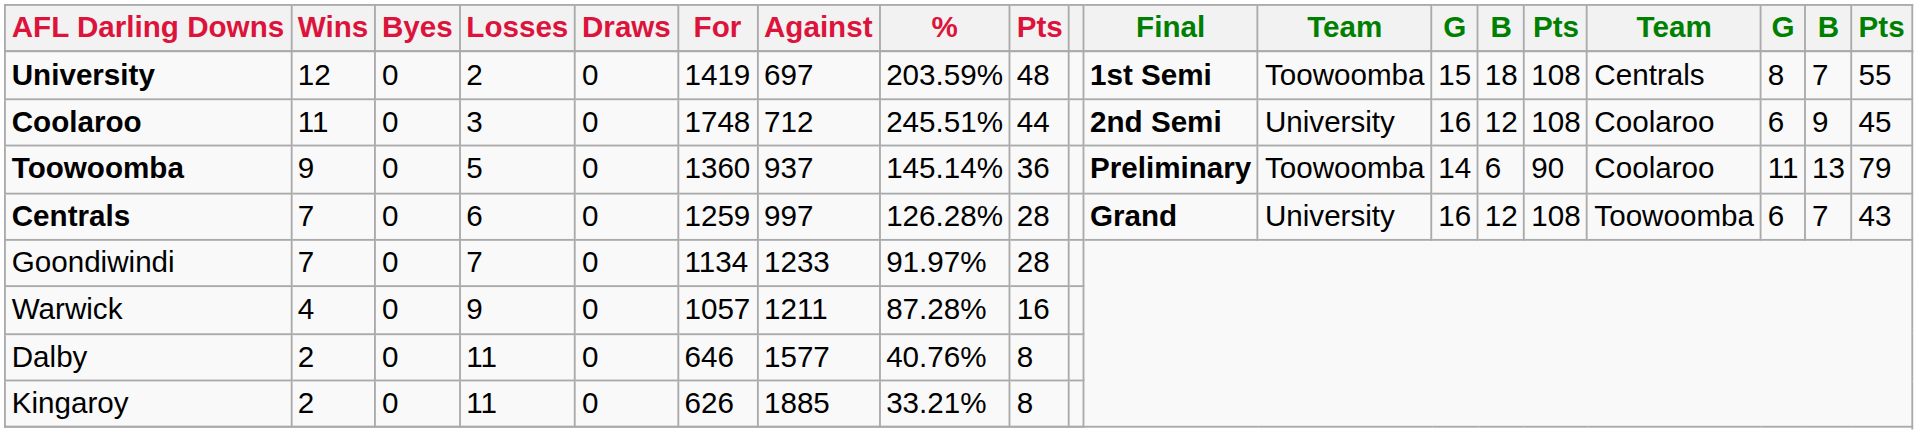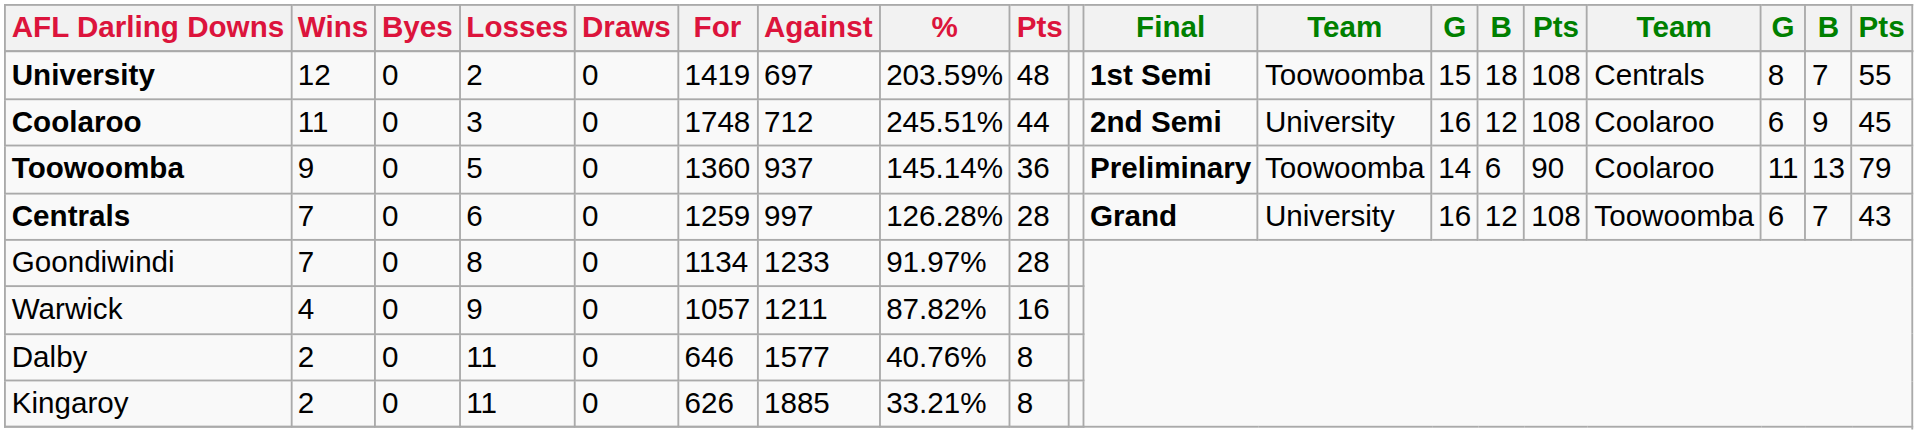(475, 262) 7 -> (475, 262) 8
(936, 309) 87.28% -> (936, 309) 87.82%
